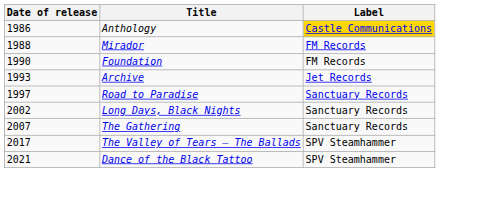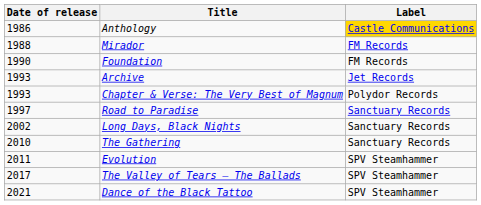+ row: (222, 94)
(19, 127) 2007 -> (19, 143) 2010
+ row: (129, 159)
